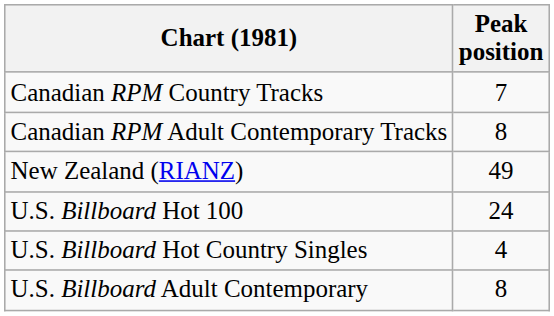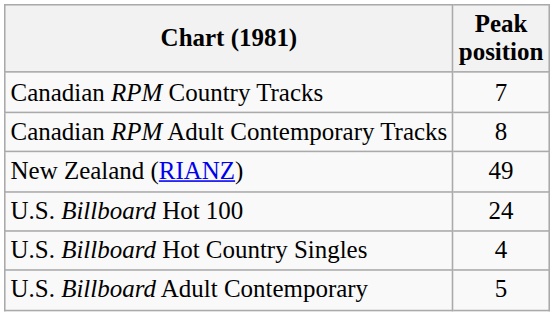(501, 289) 8 -> (501, 289) 5
